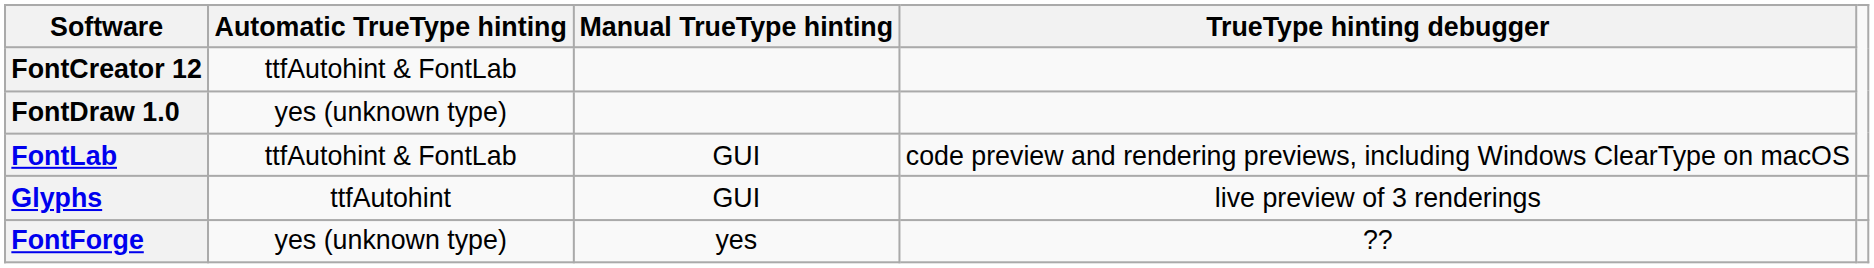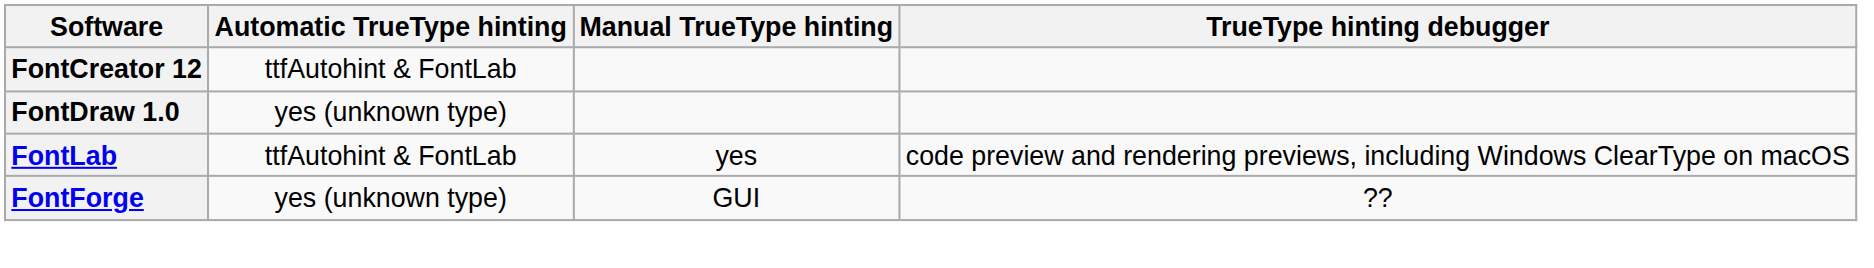(736, 155) GUI -> (736, 155) yes
- row: (57, 198)
(736, 241) yes -> (736, 198) GUI
